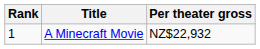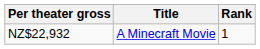columns swapped: (23, 14) <-> (201, 14)
